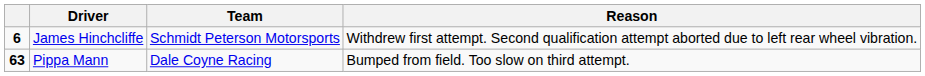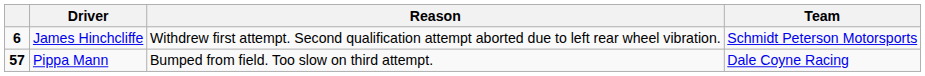columns swapped: (245, 16) <-> (632, 16)
(17, 61) 63 -> (17, 61) 57
